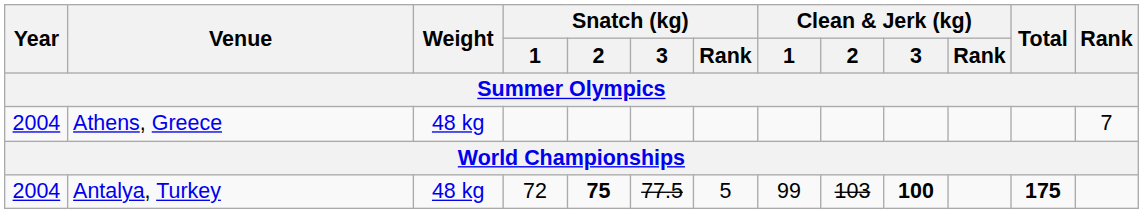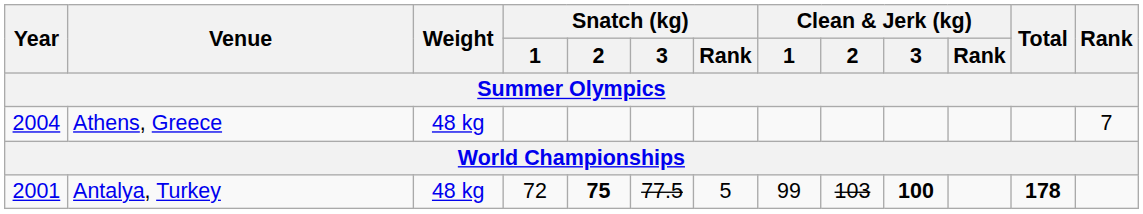(36, 191) 2004 -> (36, 191) 2001
(1043, 191) 175 -> (1043, 191) 178
